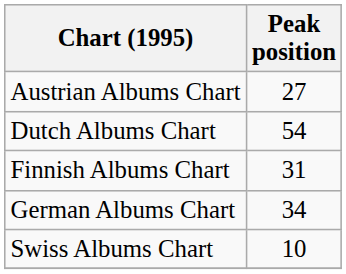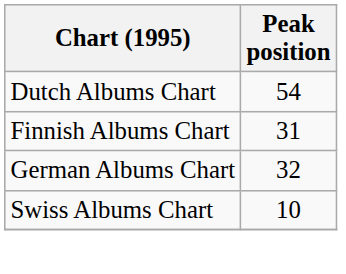- row: (126, 91)
(294, 209) 34 -> (289, 170) 32
